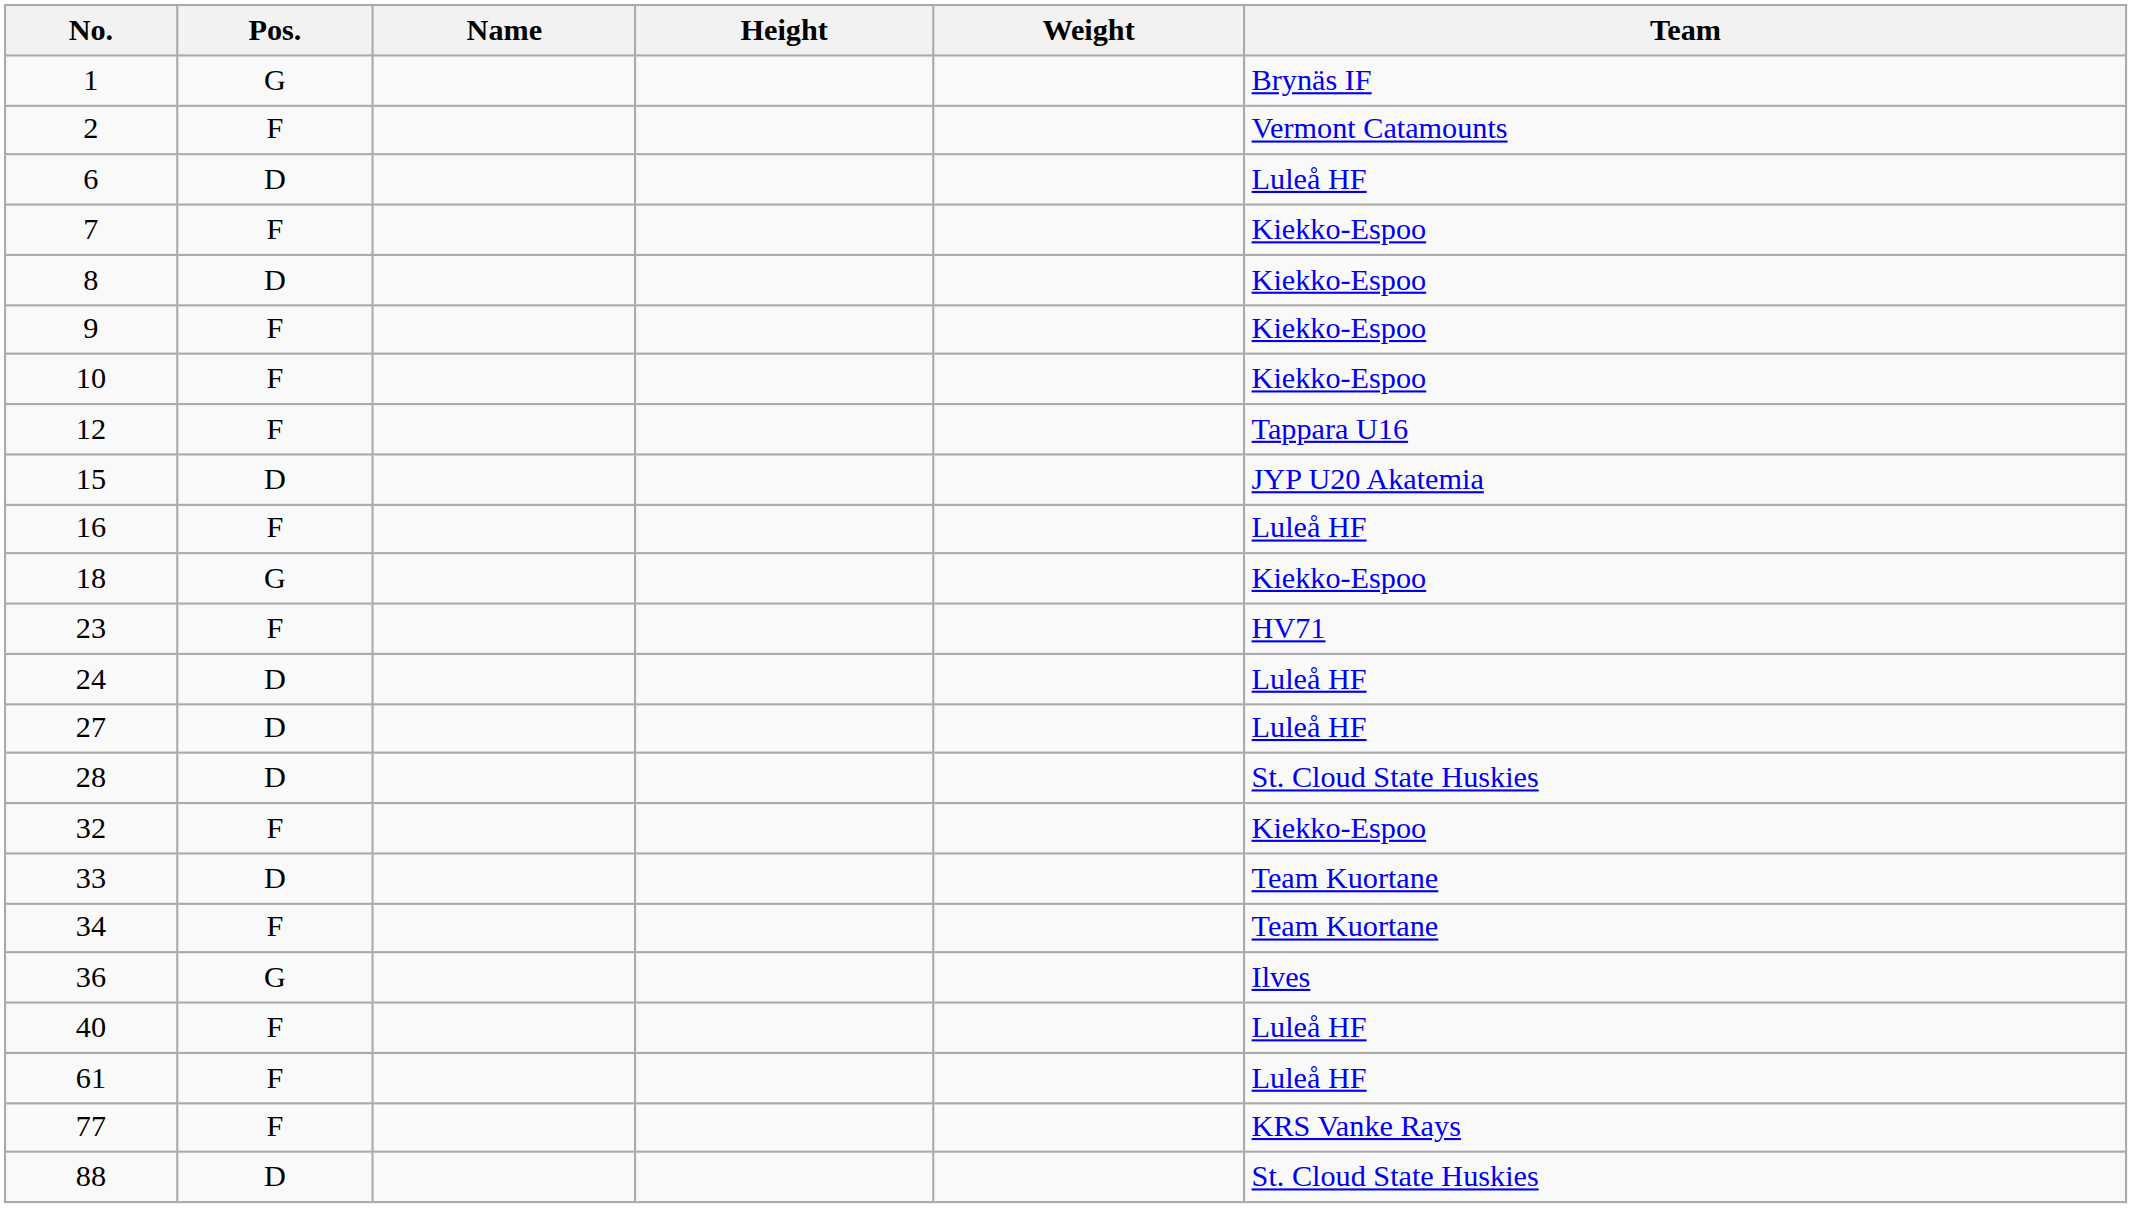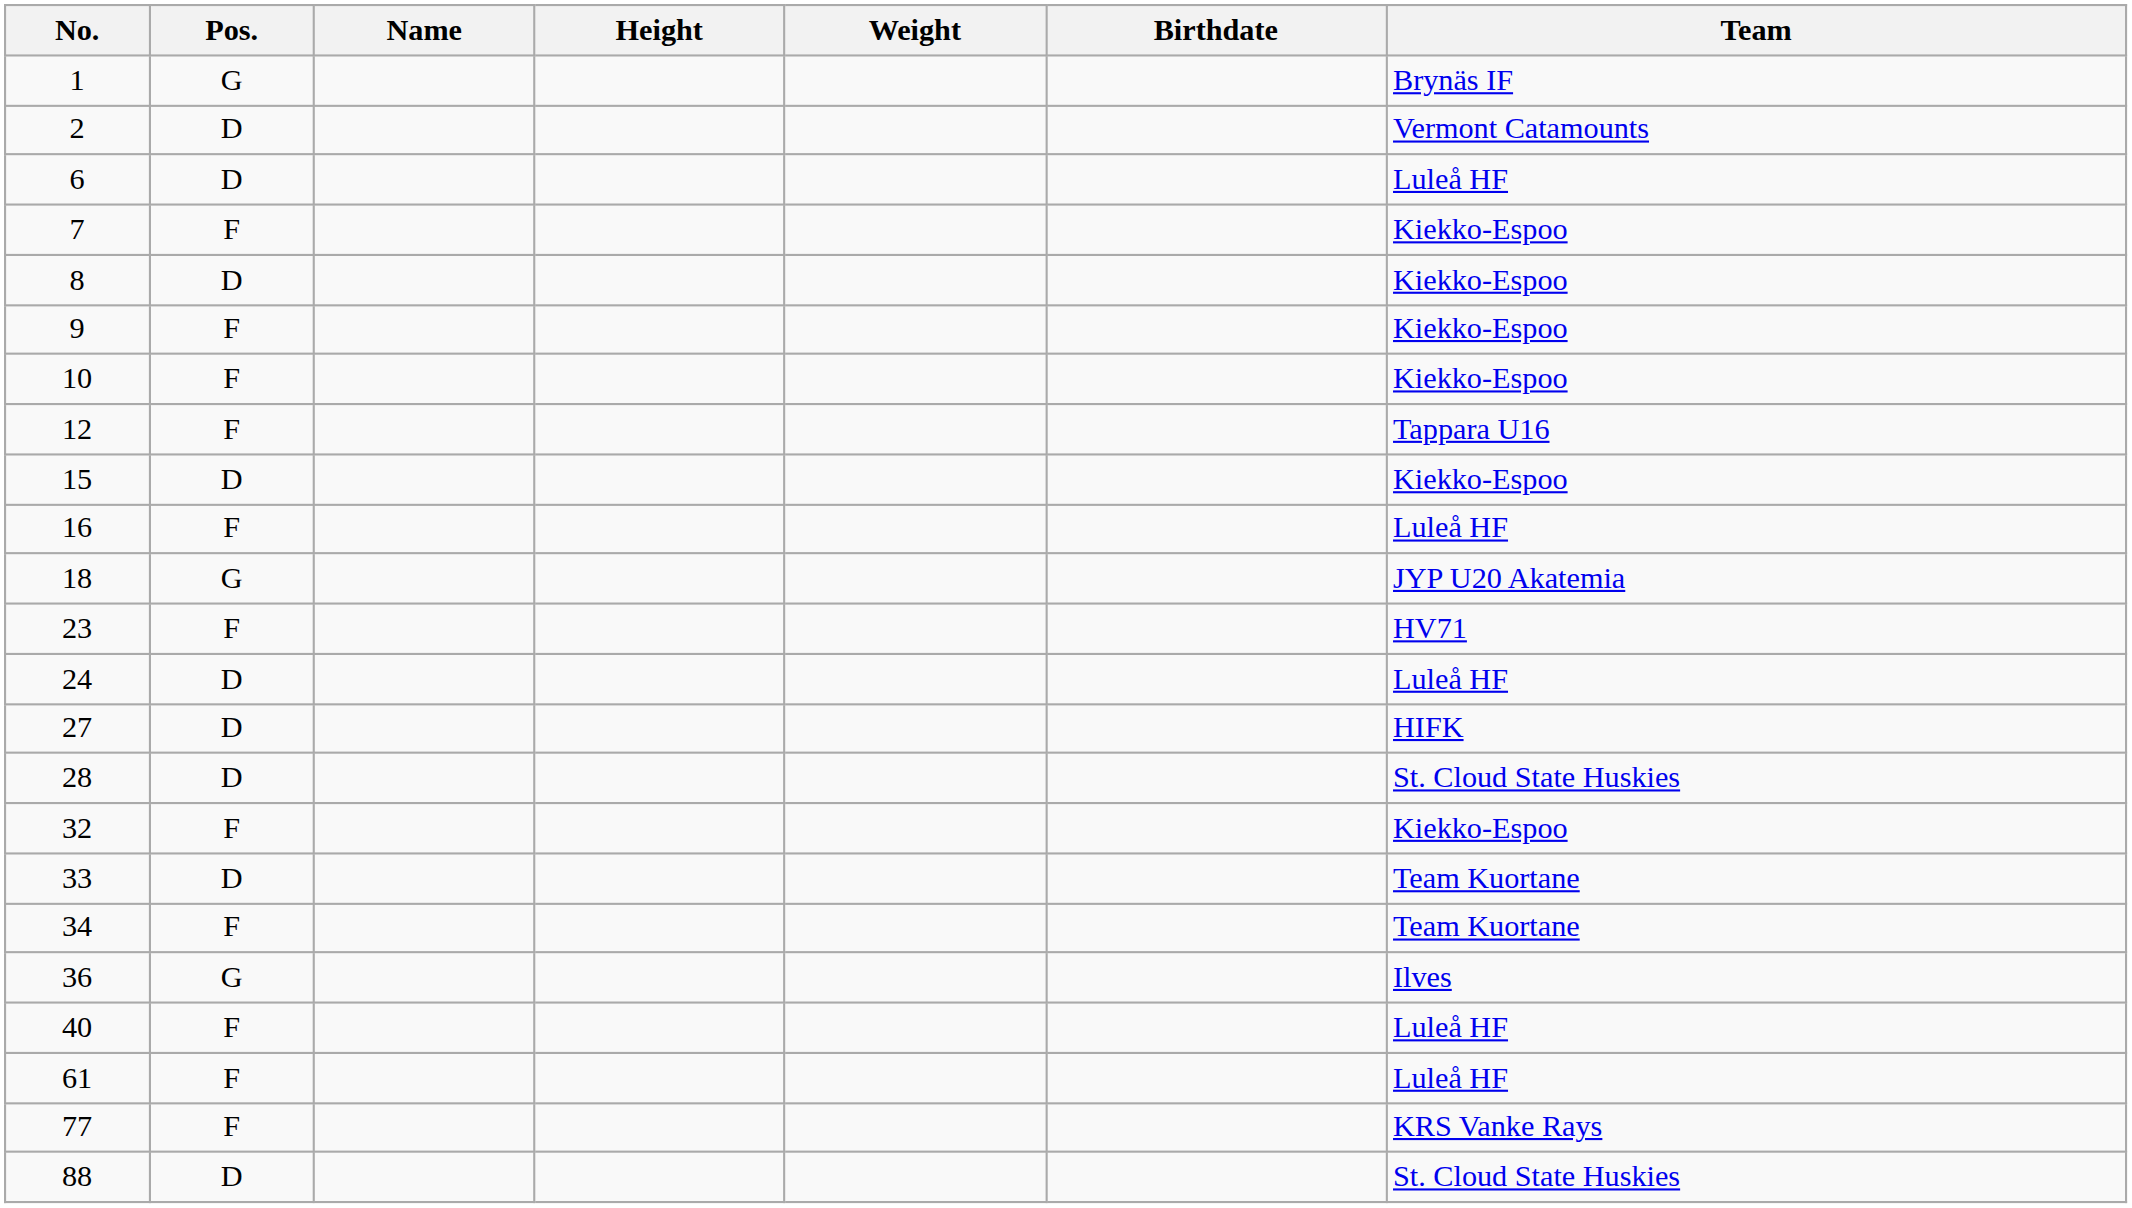+ column: (1216, 29)
(275, 129) F -> (232, 129) D
(1368, 478) JYP U20 Akatemia -> (1480, 478) Kiekko-Espoo
(1339, 578) Kiekko-Espoo -> (1509, 578) JYP U20 Akatemia
(1309, 728) Luleå HF -> (1428, 728) HIFK
